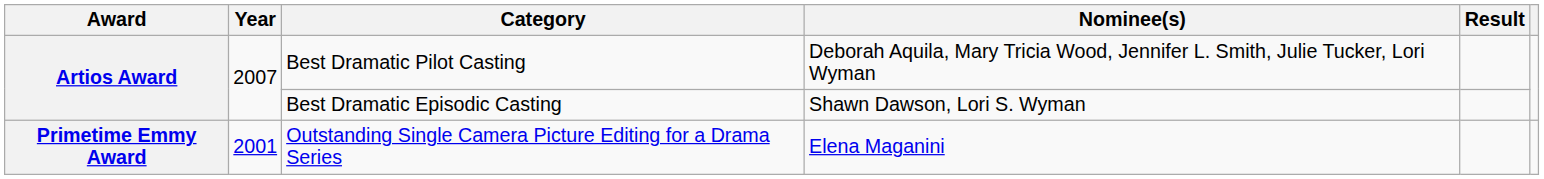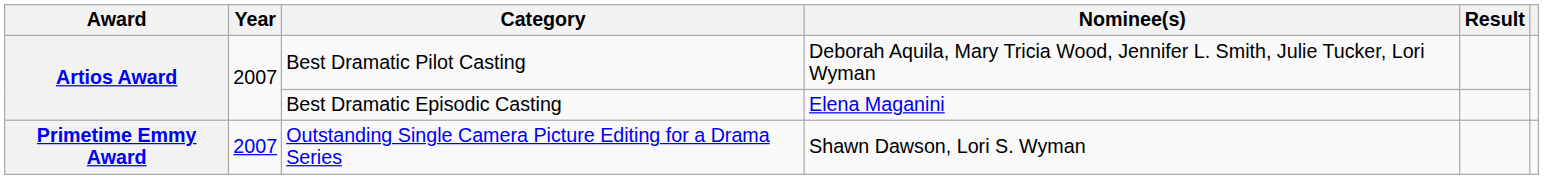(947, 104) Shawn Dawson, Lori S. Wyman -> (877, 104) Elena Maganini
(255, 146) 2001 -> (255, 146) 2007
(877, 146) Elena Maganini -> (947, 146) Shawn Dawson, Lori S. Wyman
